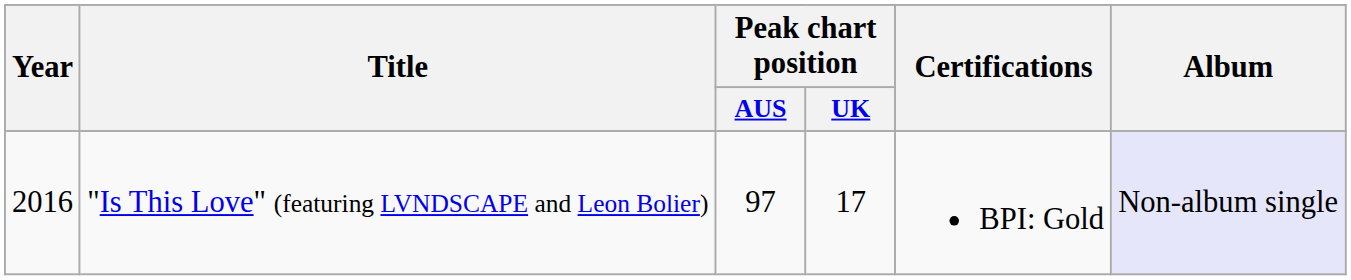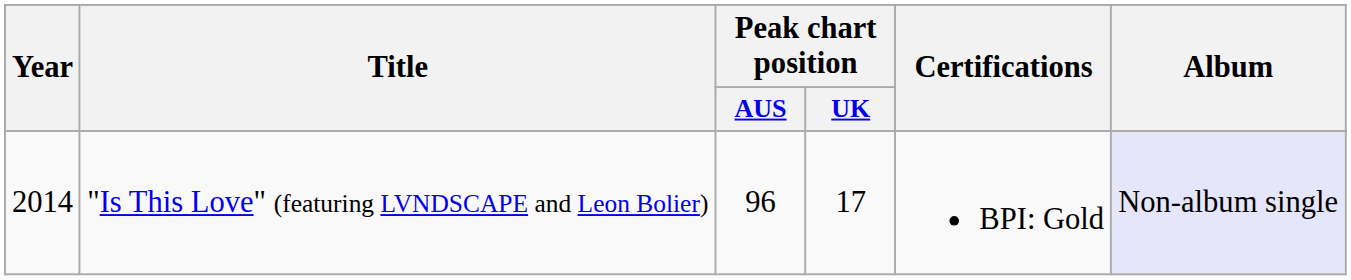(43, 202) 2016 -> (43, 202) 2014
(761, 202) 97 -> (761, 202) 96
